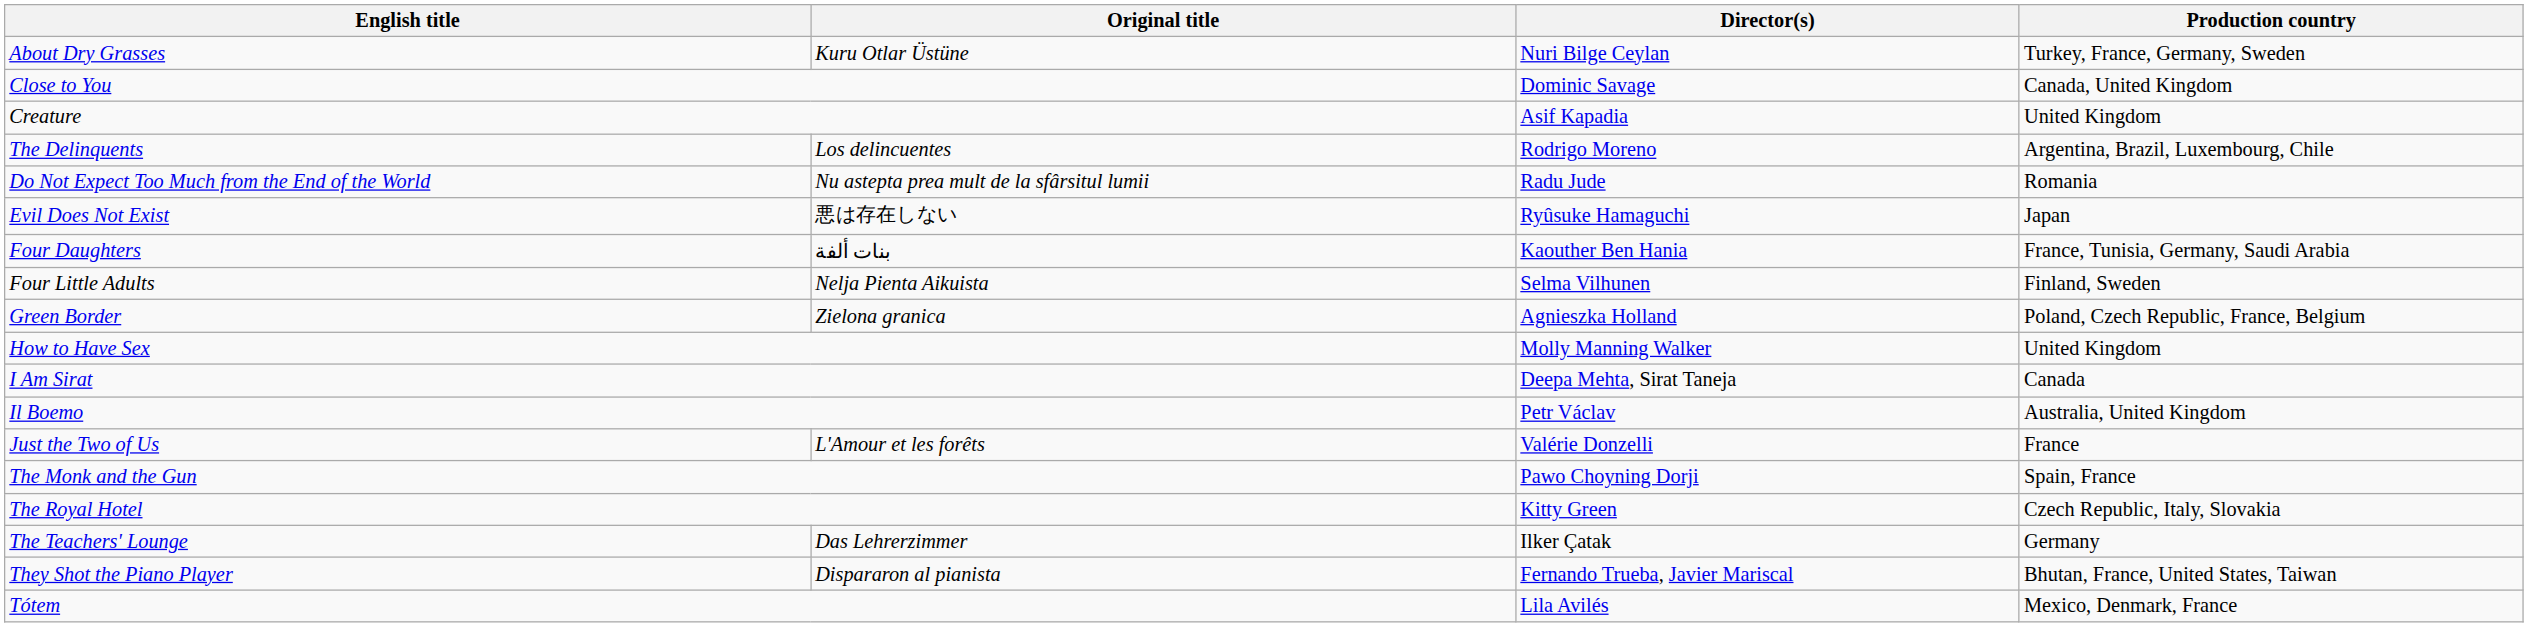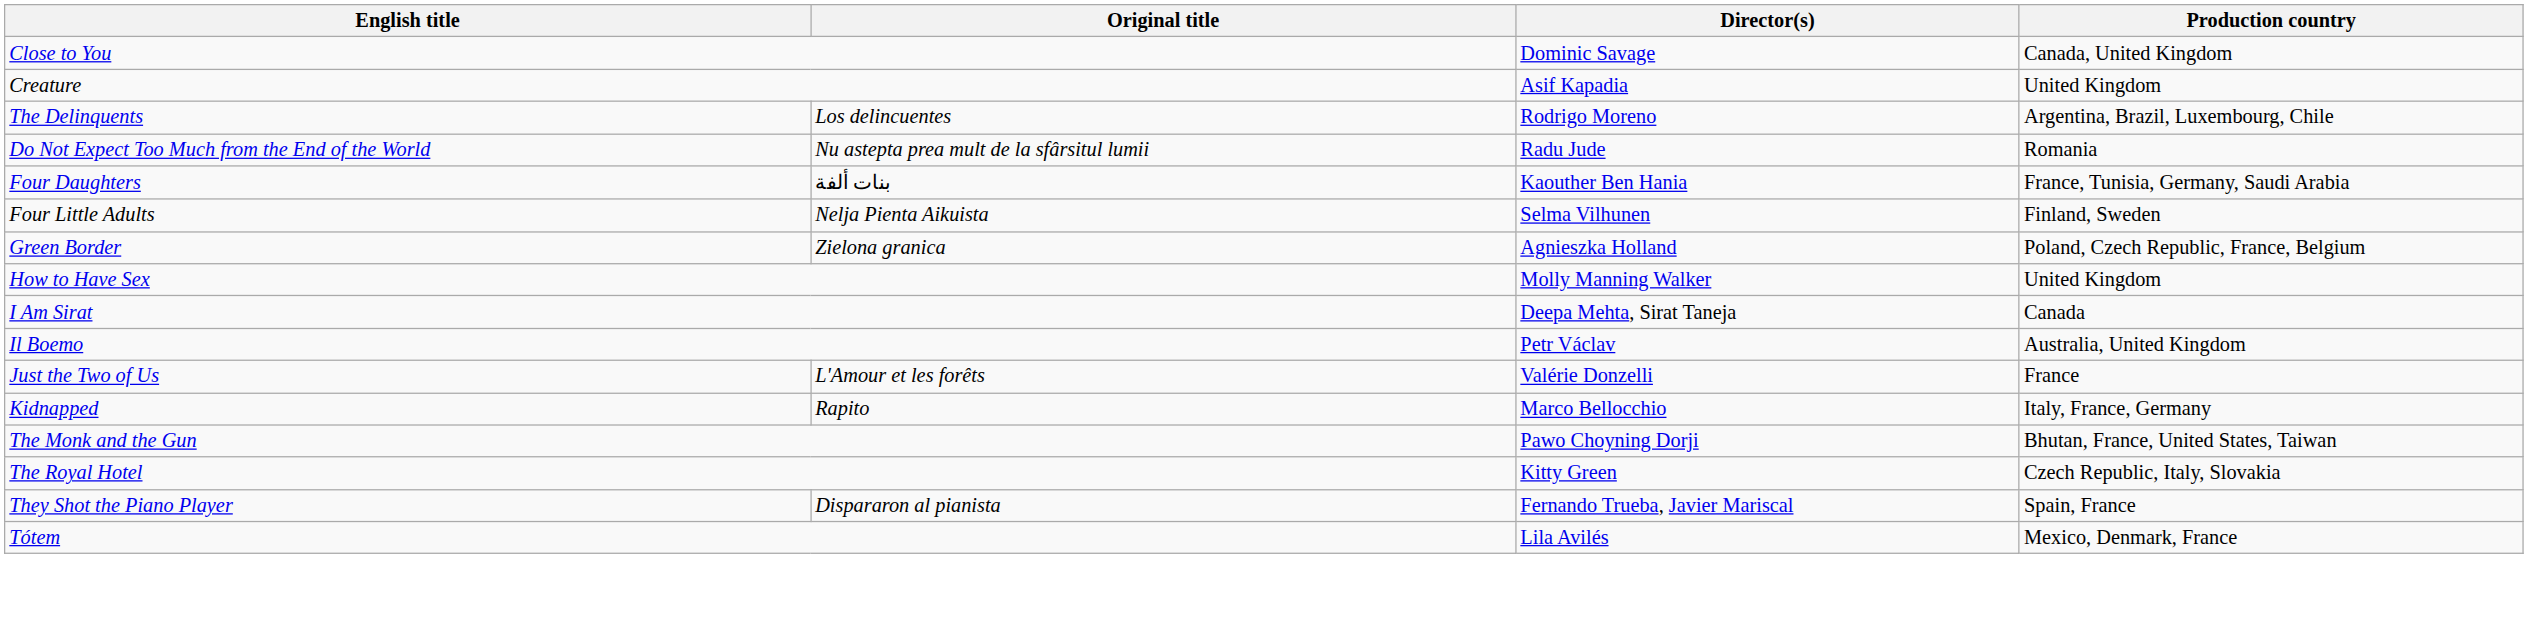- row: (87, 52)
- row: (89, 215)
+ row: (54, 408)
(2080, 476) Spain, France -> (2180, 440) Bhutan, France, United States, Taiwan
- row: (99, 541)
(2180, 573) Bhutan, France, United States, Taiwan -> (2080, 505) Spain, France
